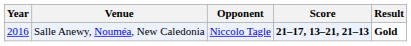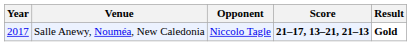(18, 31) 2016 -> (18, 31) 2017
